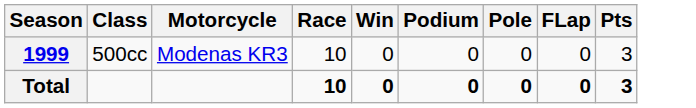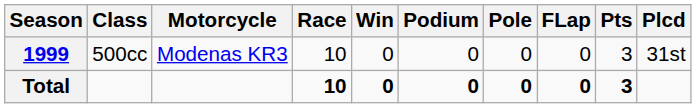+ column: (664, 20)
